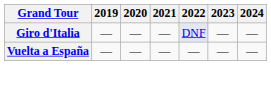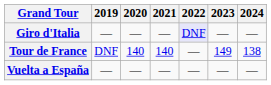+ row: (48, 51)
